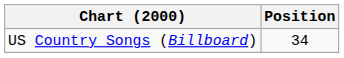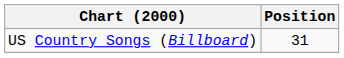(300, 41) 34 -> (300, 41) 31
